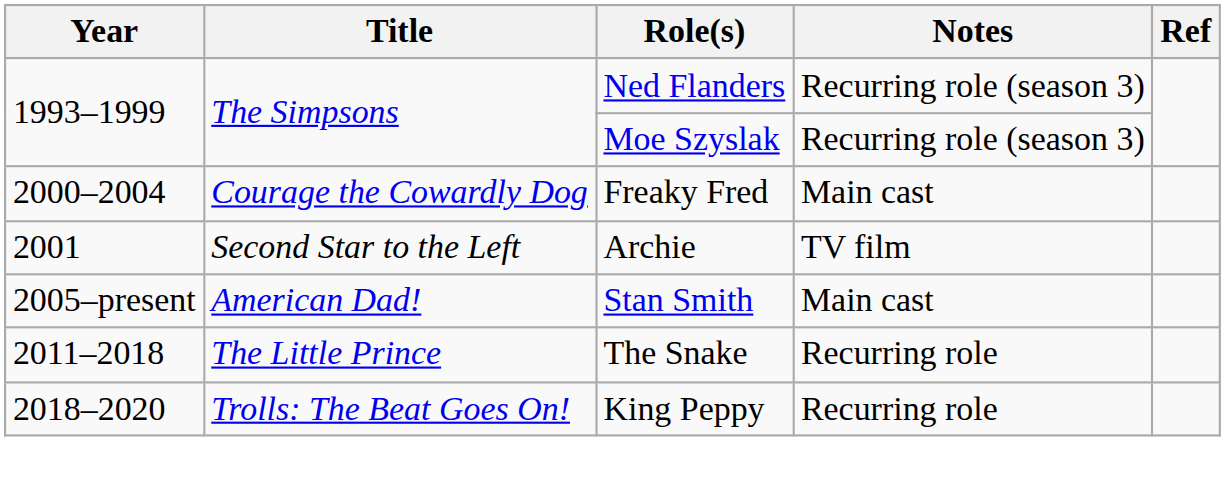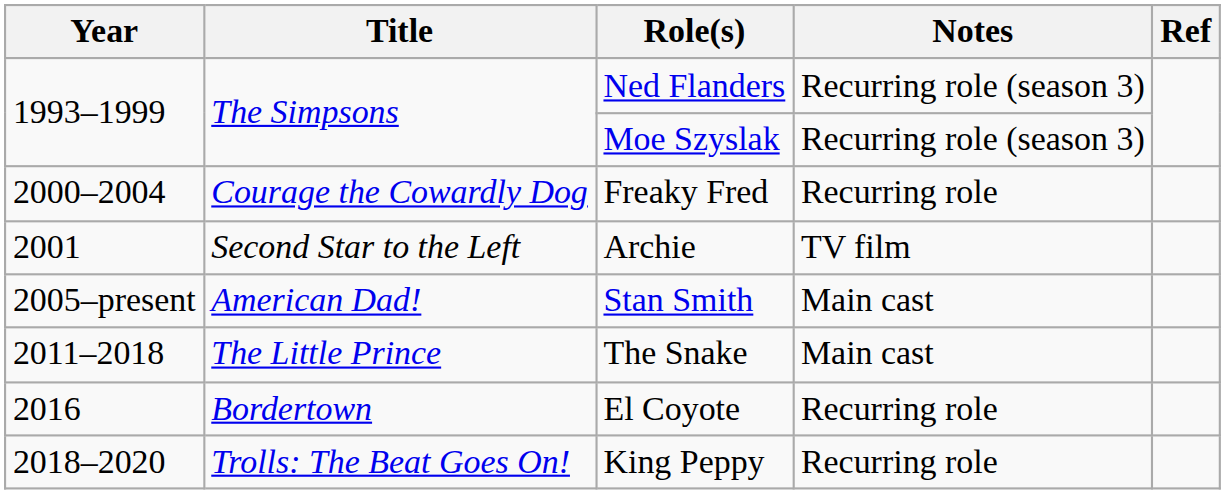(867, 192) Main cast -> (899, 192) Recurring role
(899, 354) Recurring role -> (867, 354) Main cast
+ row: (672, 407)
